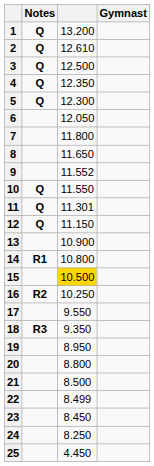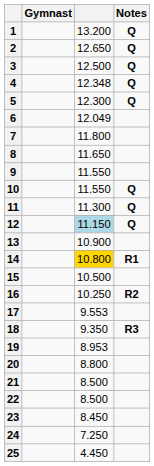columns swapped: (123, 13) <-> (40, 13)
(77, 48) 12.610 -> (94, 48) 12.650
(77, 84) 12.350 -> (94, 84) 12.348
(77, 119) 12.050 -> (94, 119) 12.049
(77, 171) 11.552 -> (94, 171) 11.550
(77, 207) 11.301 -> (94, 207) 11.300
(77, 224) no background -> (94, 224) lightblue background
(77, 259) no background -> (94, 259) gold background
(77, 277) gold background -> (94, 277) no background
(77, 312) 9.550 -> (94, 312) 9.553
(77, 347) 8.950 -> (94, 347) 8.953
(77, 400) 8.499 -> (94, 400) 8.500
(77, 435) 8.250 -> (94, 435) 7.250
